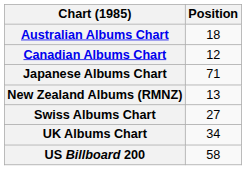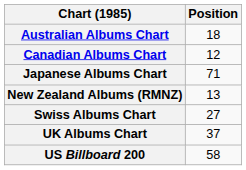(213, 134) 34 -> (213, 134) 37
